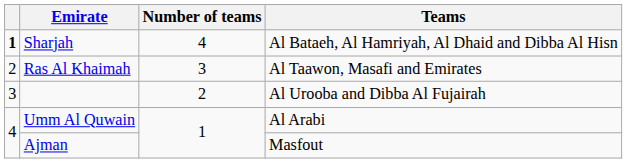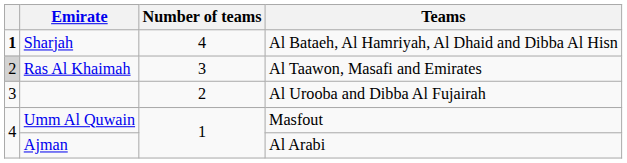(12, 68) no background -> (12, 68) lightgrey background
(297, 119) Al Arabi -> (296, 119) Masfout
(296, 145) Masfout -> (297, 145) Al Arabi
